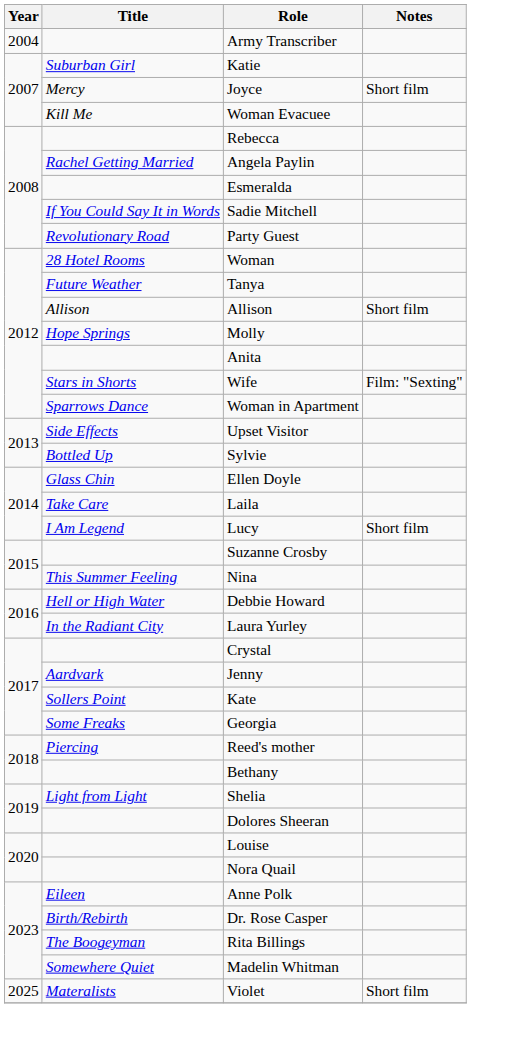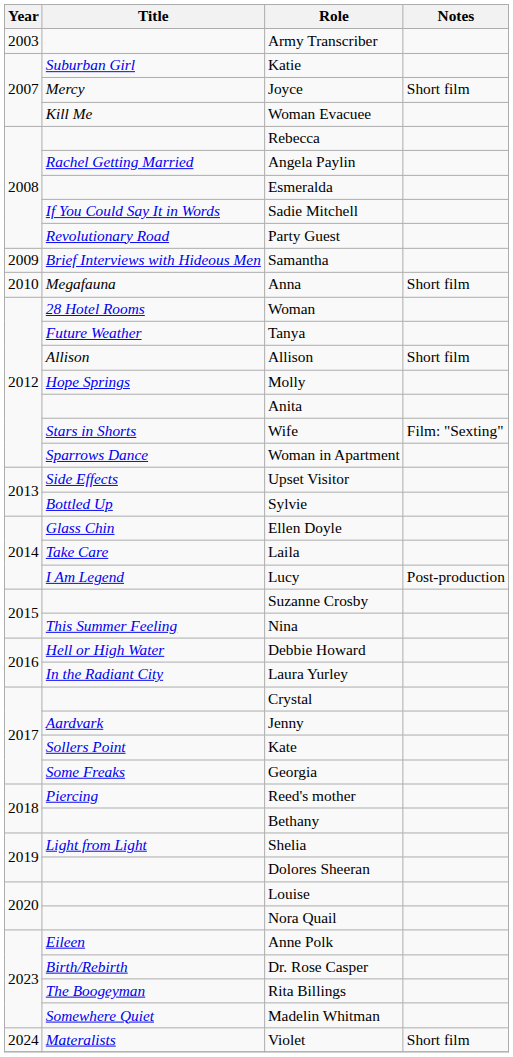(23, 41) 2004 -> (23, 41) 2003
+ row: (298, 260)
+ row: (285, 284)
(397, 528) Short film -> (456, 576) Post-production
(23, 991) 2025 -> (23, 1039) 2024
